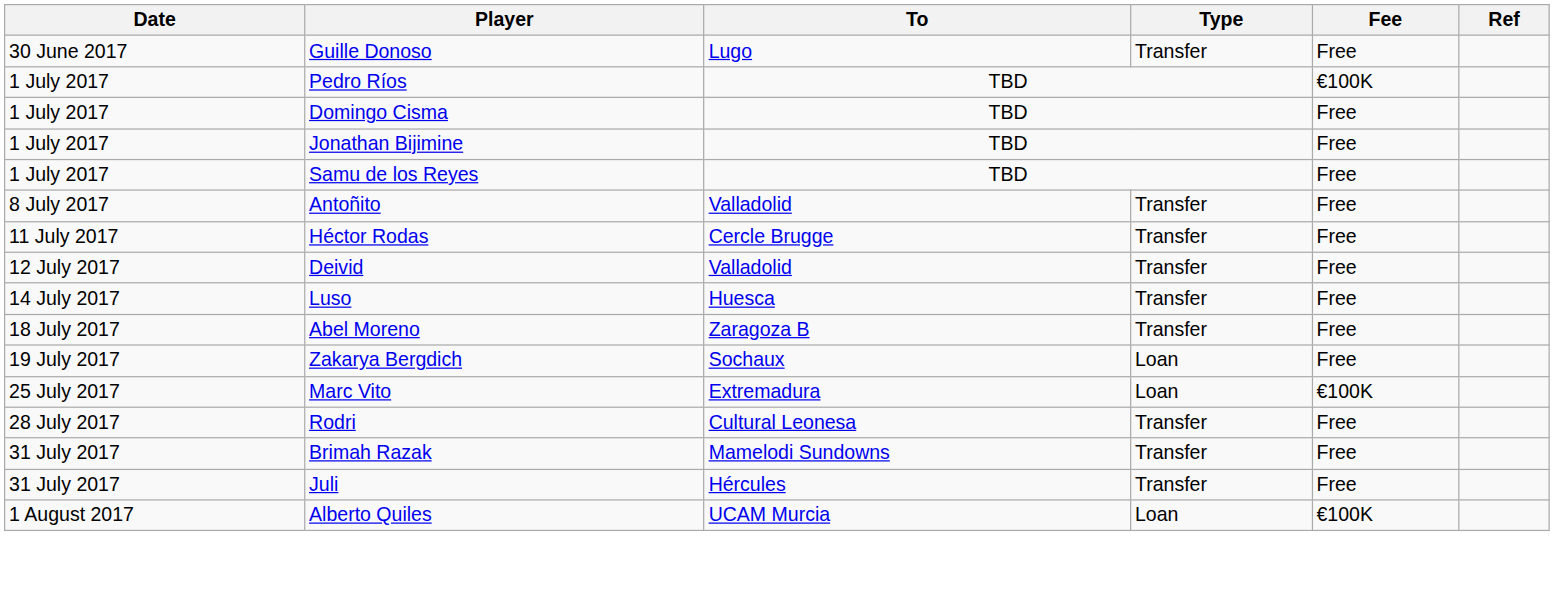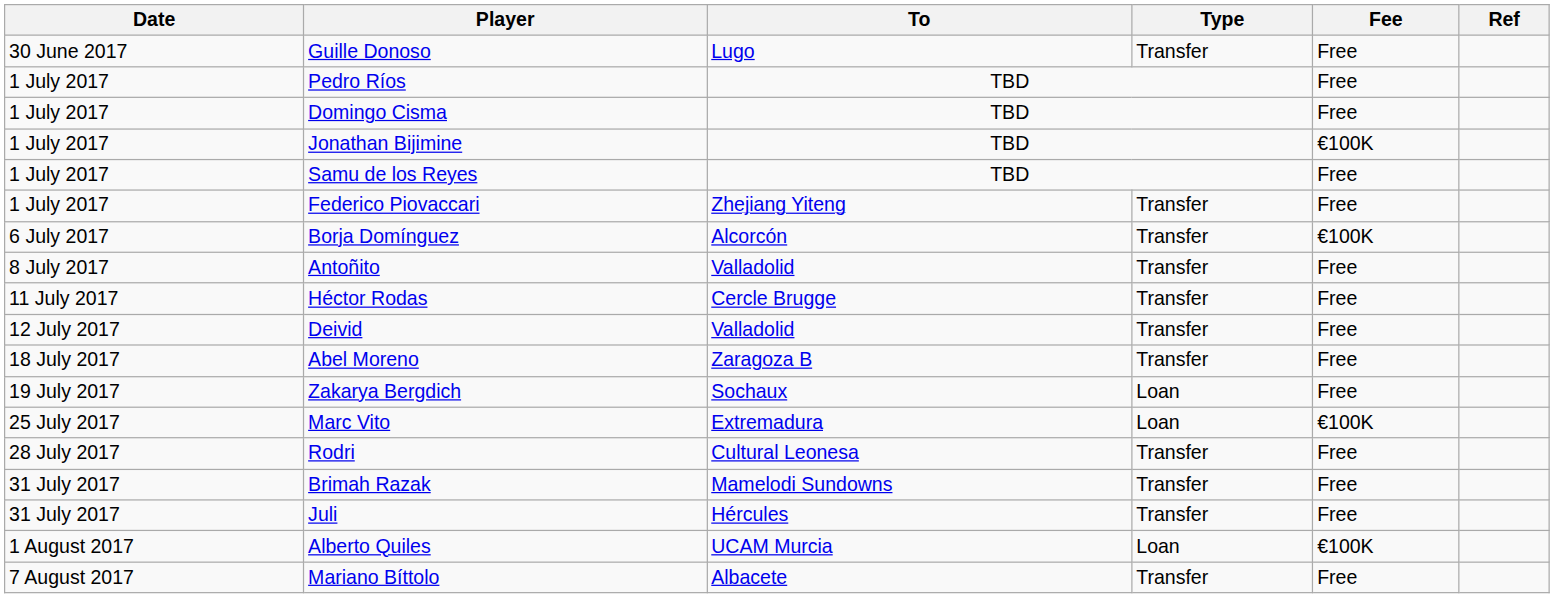(1345, 81) €100K -> (1337, 81) Free
(1337, 143) Free -> (1345, 143) €100K
+ row: (394, 205)
+ row: (384, 236)
- row: (330, 298)
+ row: (374, 577)
